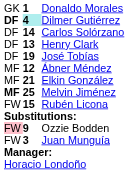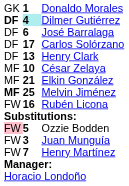+ row: (78, 32)
(29, 32) 14 -> (29, 44) 17
- row: (70, 56)
+ row: (74, 68)
- row: (77, 68)
(29, 104) 15 -> (29, 104) 16
(26, 128) 9 -> (26, 128) 5
+ row: (78, 152)
